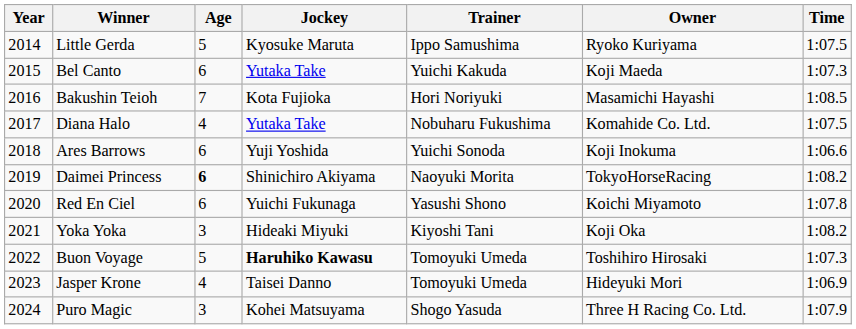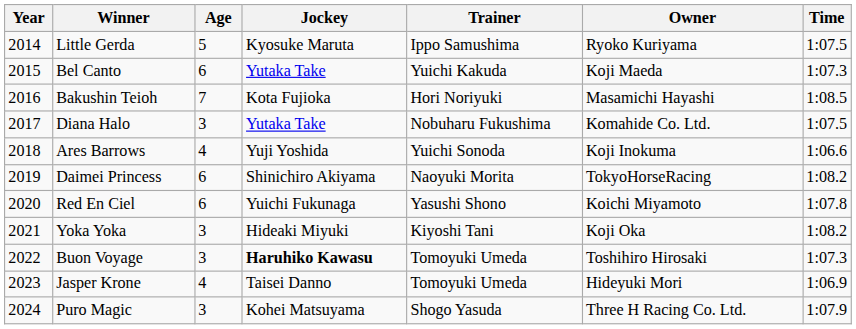(202, 124) 4 -> (202, 124) 3
(202, 151) 6 -> (202, 151) 4
(202, 177) bold -> (202, 177) normal
(202, 257) 5 -> (202, 257) 3
